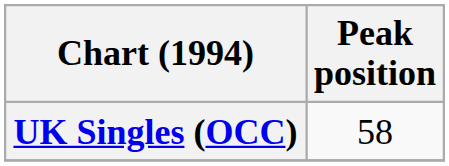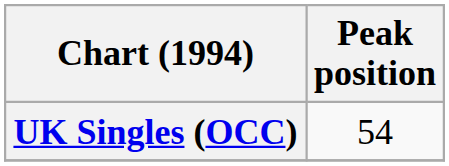(375, 130) 58 -> (375, 130) 54
